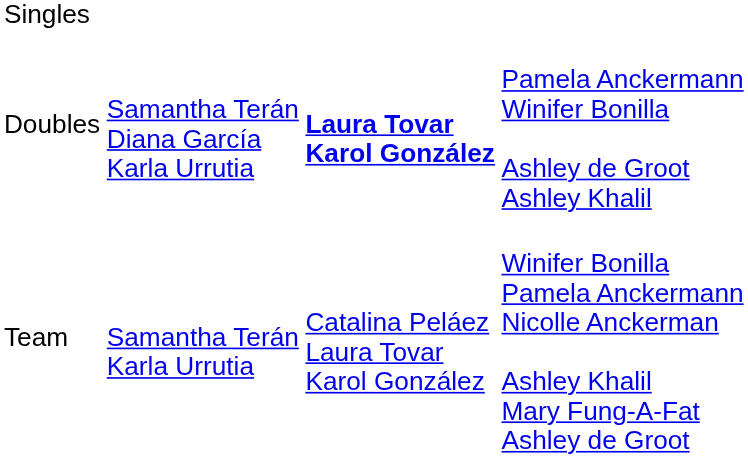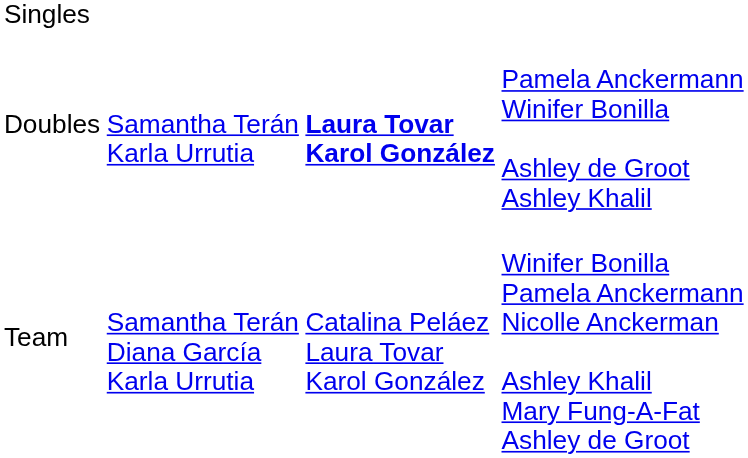(203, 139) Samantha Terán Diana García Karla Urrutia -> (203, 138) Samantha Terán Karla Urrutia
(203, 352) Samantha Terán Karla Urrutia -> (203, 352) Samantha Terán Diana García Karla Urrutia
